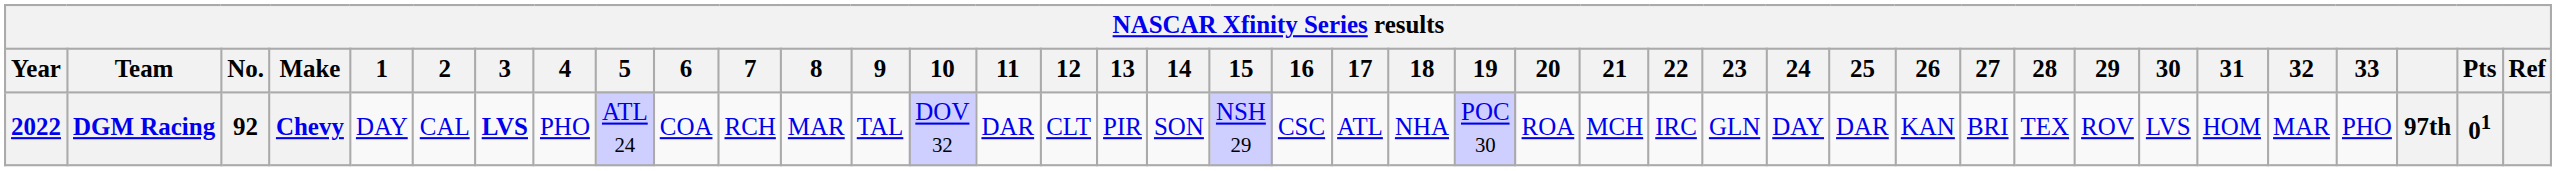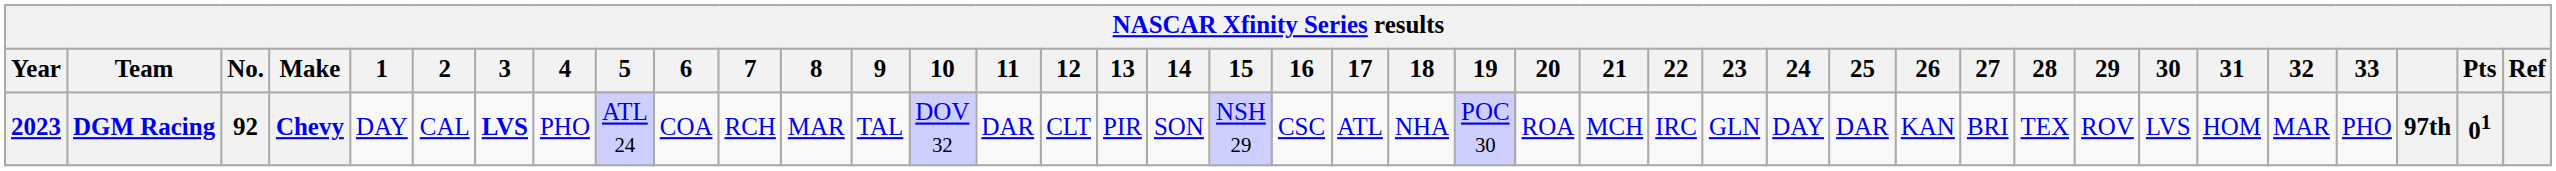(36, 128) 2022 -> (36, 128) 2023
